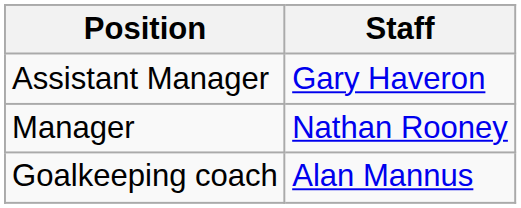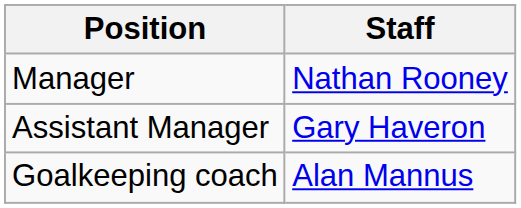rows swapped: (73, 127) <-> (141, 78)
